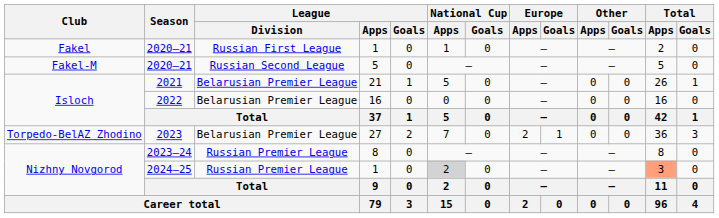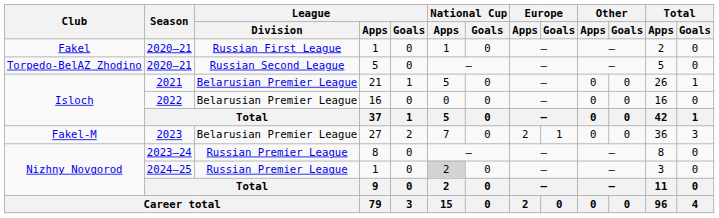(74, 65) Fakel-M -> (74, 65) Torpedo-BelAZ Zhodino
(74, 135) Torpedo-BelAZ Zhodino -> (74, 135) Fakel-M
(661, 169) lightsalmon background -> (661, 169) no background
